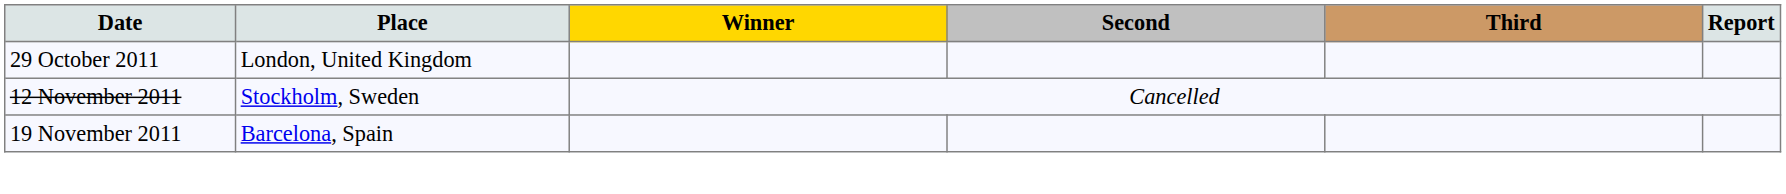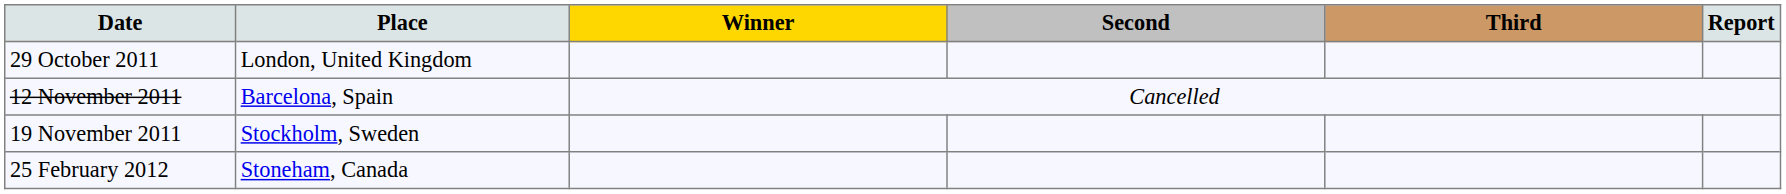(330, 96) Stockholm, Sweden -> (317, 96) Barcelona, Spain
(317, 133) Barcelona, Spain -> (330, 133) Stockholm, Sweden
+ row: (89, 169)
